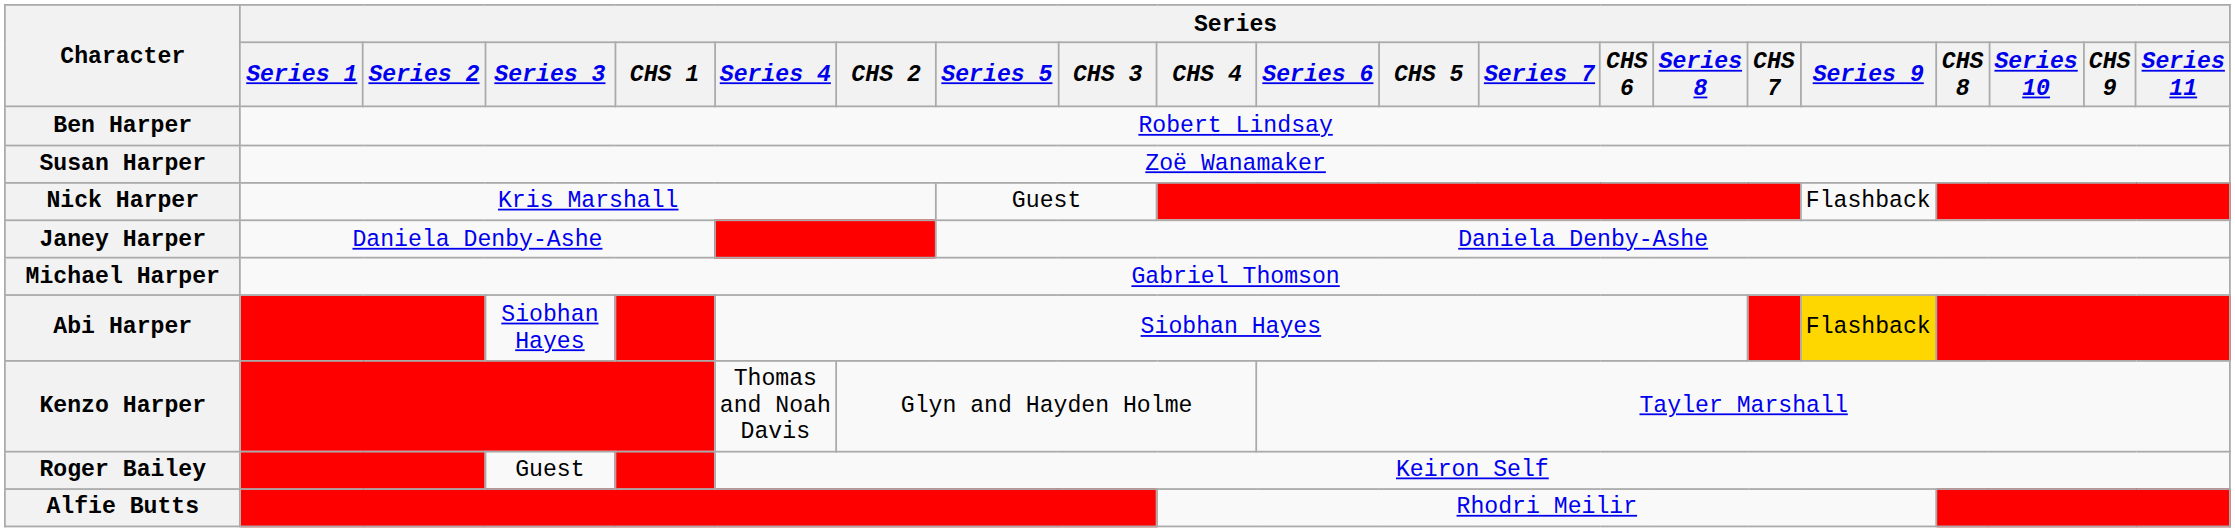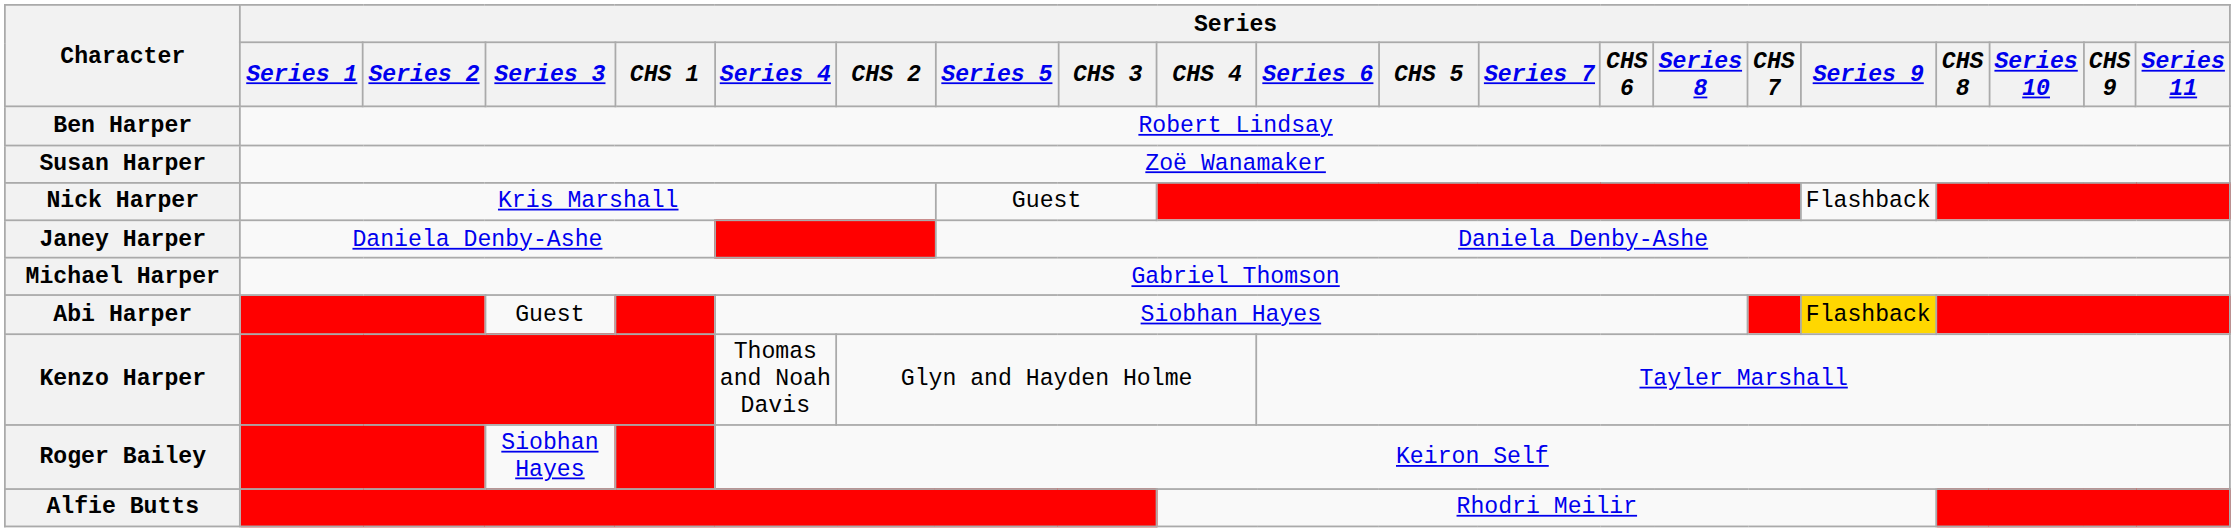(550, 328) Siobhan Hayes -> (550, 314) Guest
(550, 470) Guest -> (550, 457) Siobhan Hayes
